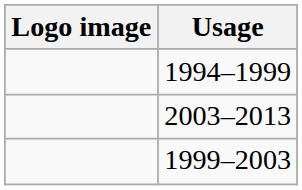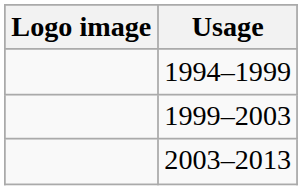rows swapped: (228, 160) <-> (228, 116)
